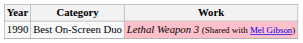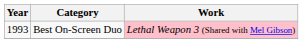(18, 30) 1990 -> (18, 30) 1993
